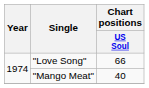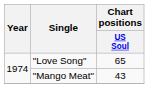(120, 60) 66 -> (120, 60) 65
(120, 76) 40 -> (120, 76) 43
